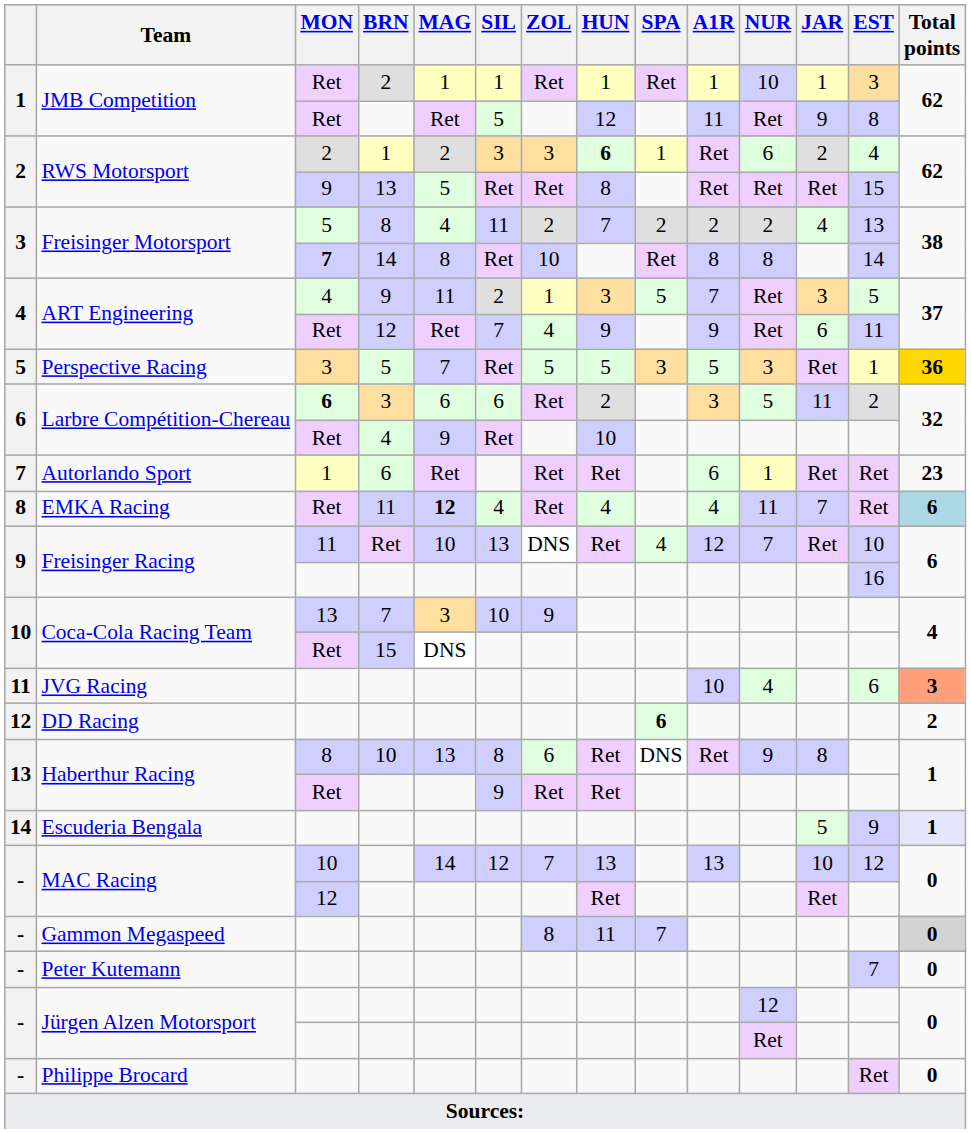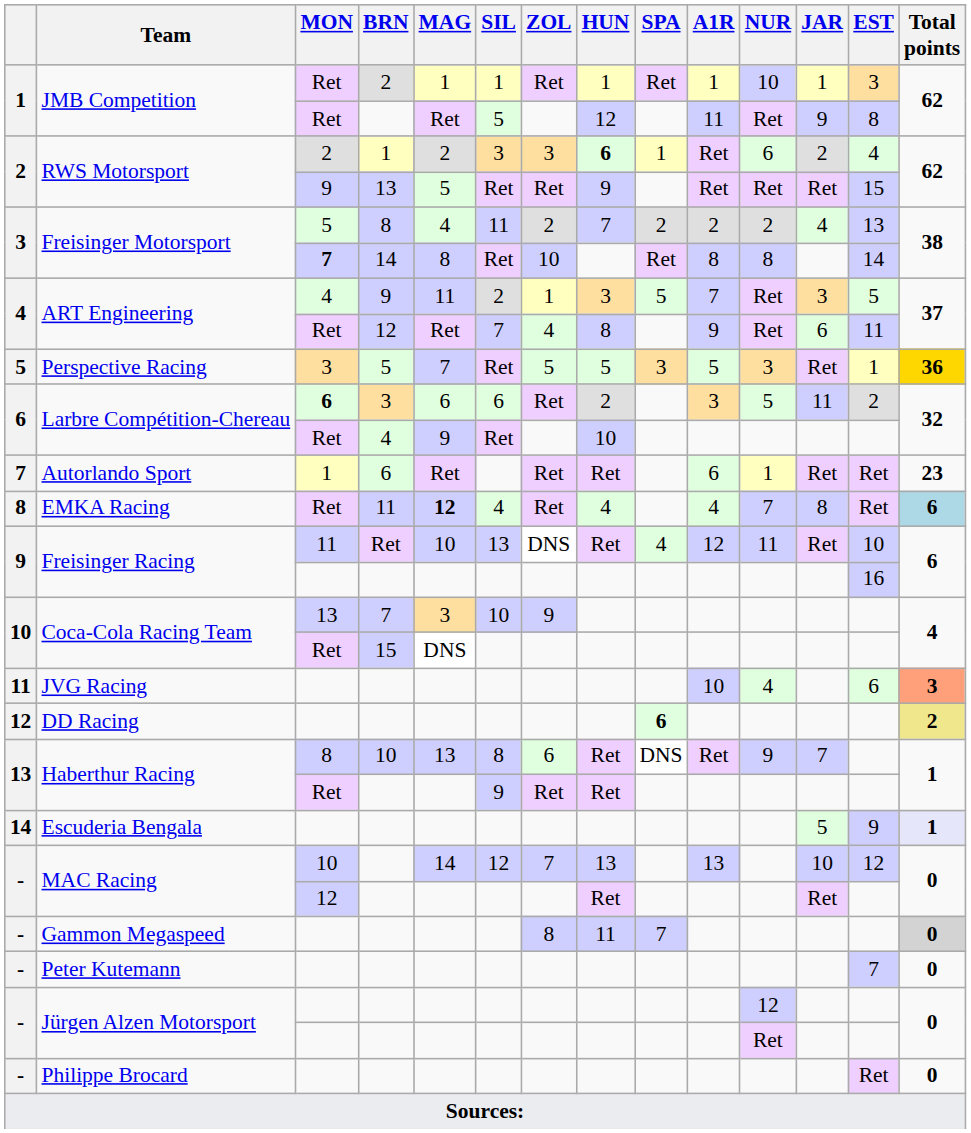(605, 188) 8 -> (605, 188) 9
(605, 330) 9 -> (605, 330) 8
(768, 507) 11 -> (768, 507) 7
(822, 507) 7 -> (822, 507) 8
(768, 543) 7 -> (768, 543) 11
(932, 720) no background -> (932, 720) khaki background
(822, 756) 8 -> (822, 756) 7
